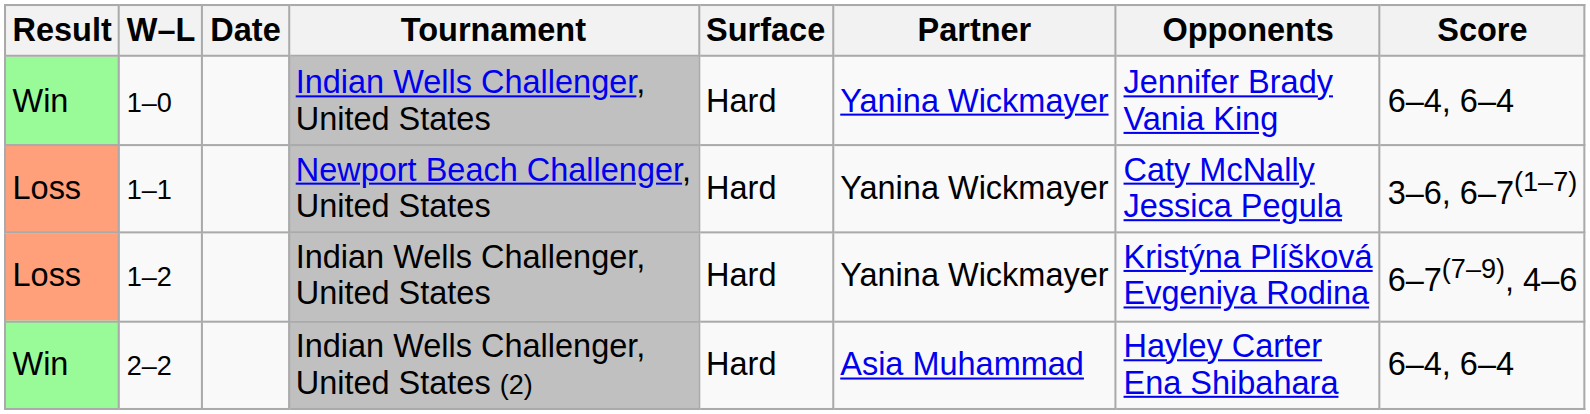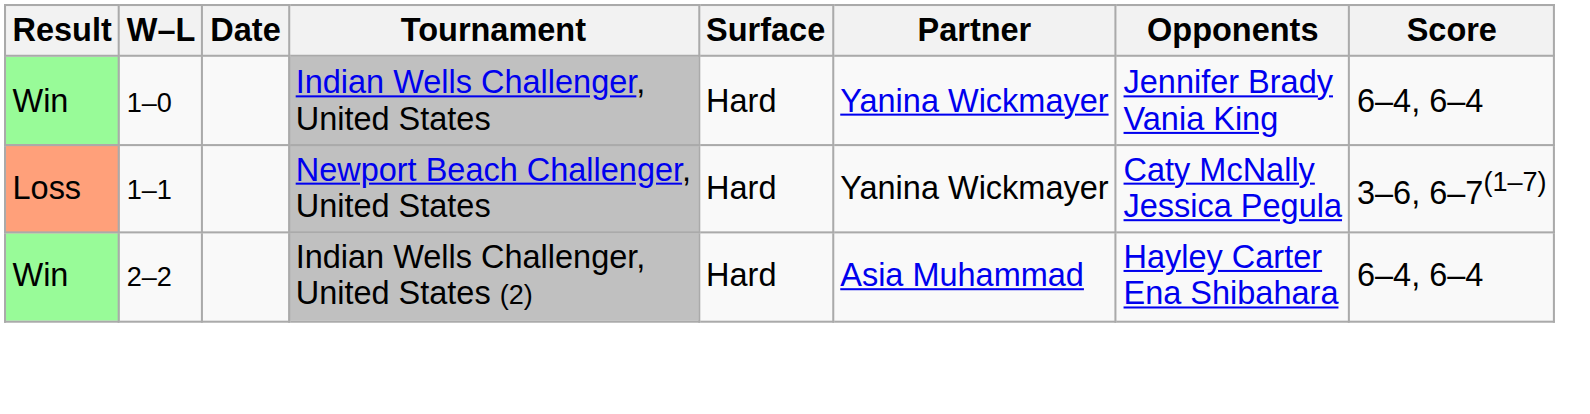- row: (149, 278)
